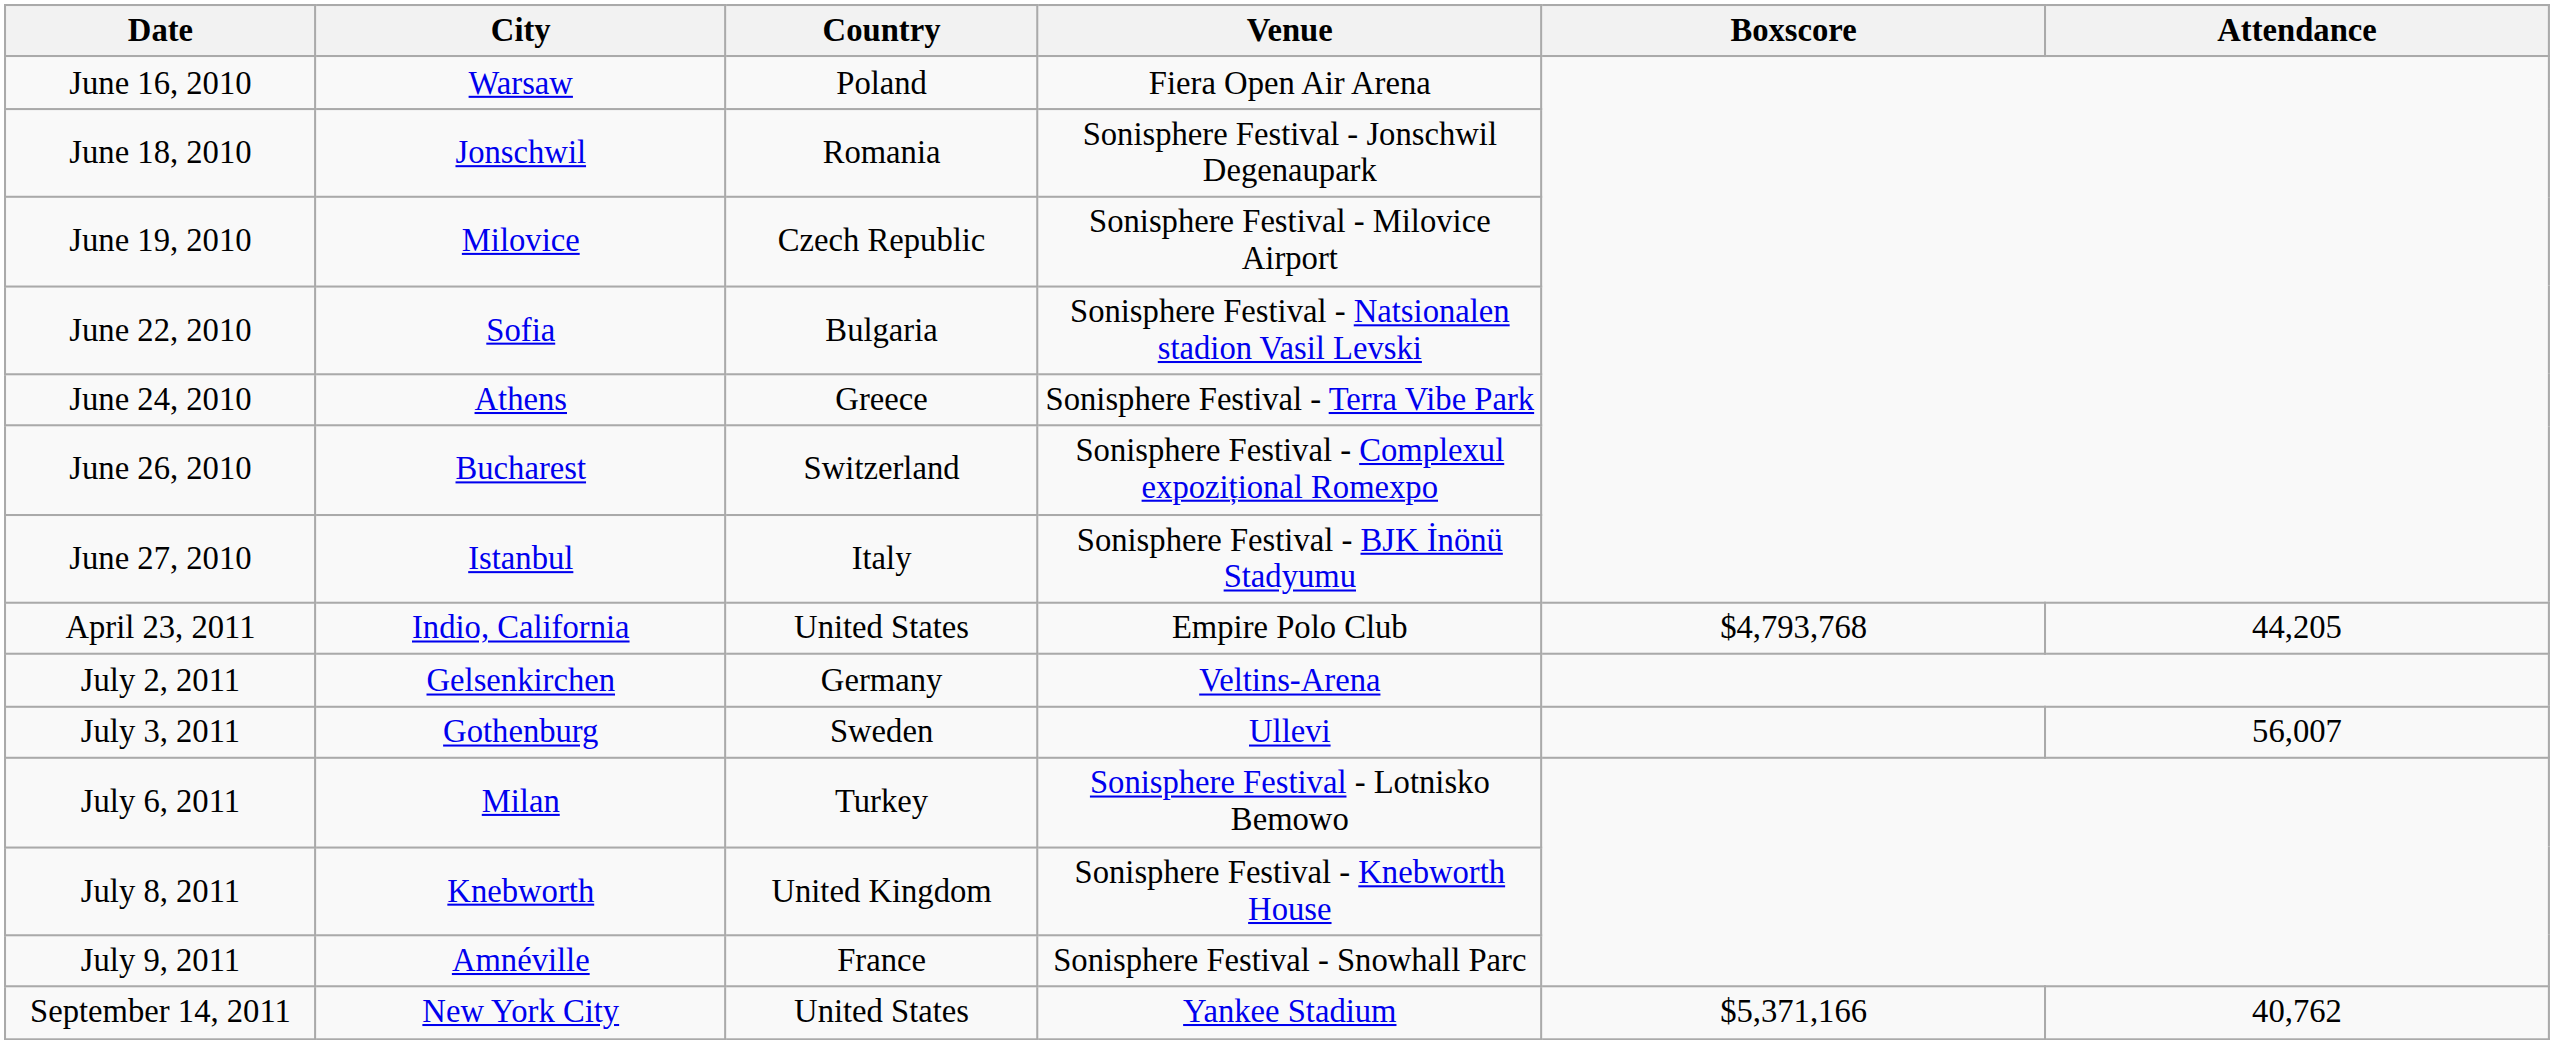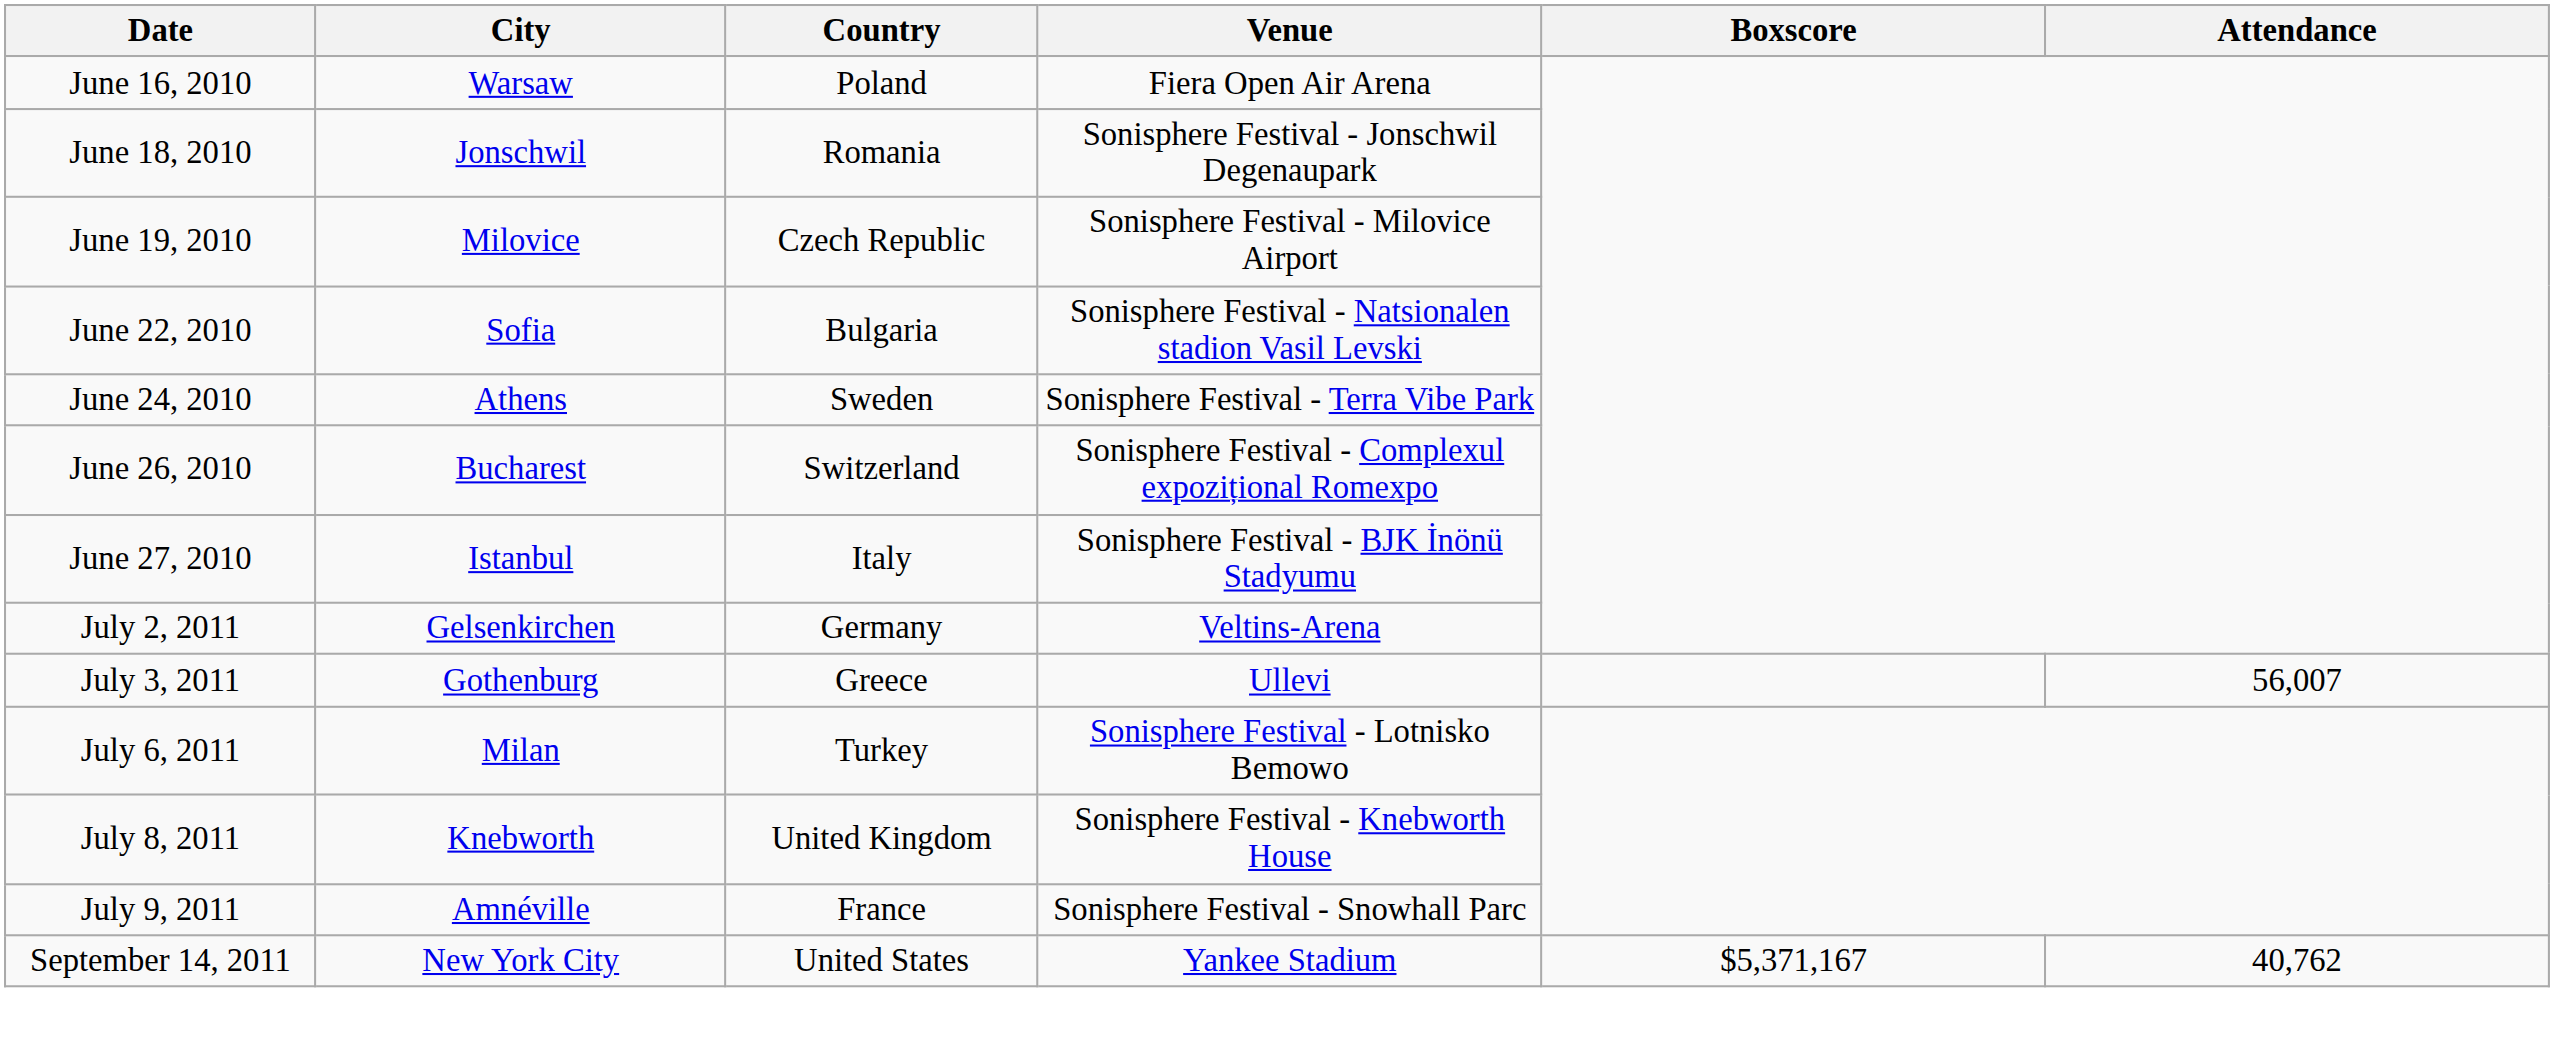(882, 399) Greece -> (882, 399) Sweden
- row: (160, 628)
(882, 731) Sweden -> (882, 679) Greece
(1794, 1012) $5,371,166 -> (1794, 960) $5,371,167
